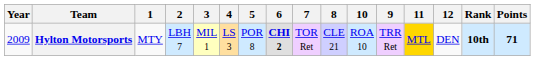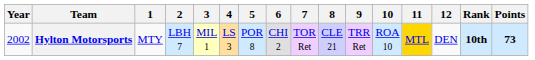columns swapped: (390, 14) <-> (362, 14)
(18, 39) 2009 -> (18, 39) 2002
(279, 39) bold -> (278, 39) normal
(512, 39) 71 -> (510, 39) 73
